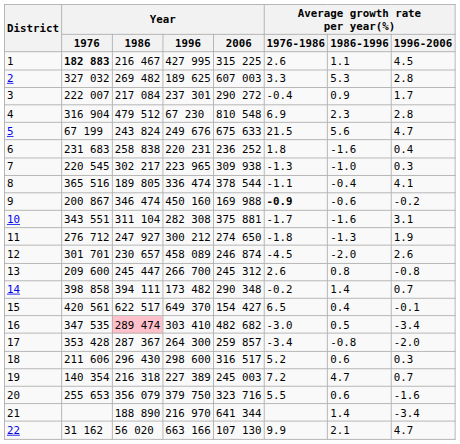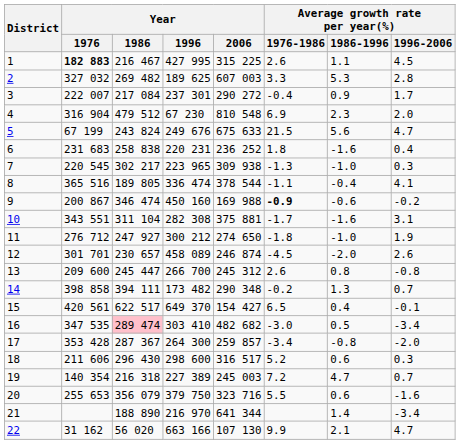(404, 114) 2.8 -> (404, 114) 2.0
(343, 237) -1.3 -> (343, 237) -1.0
(340, 289) 1.4 -> (340, 289) 1.3
